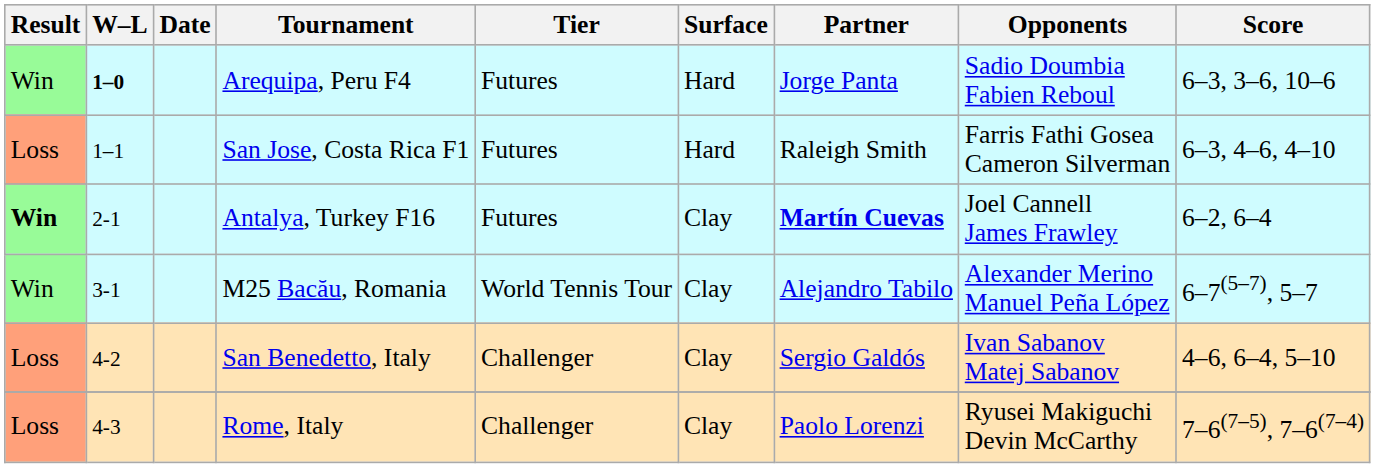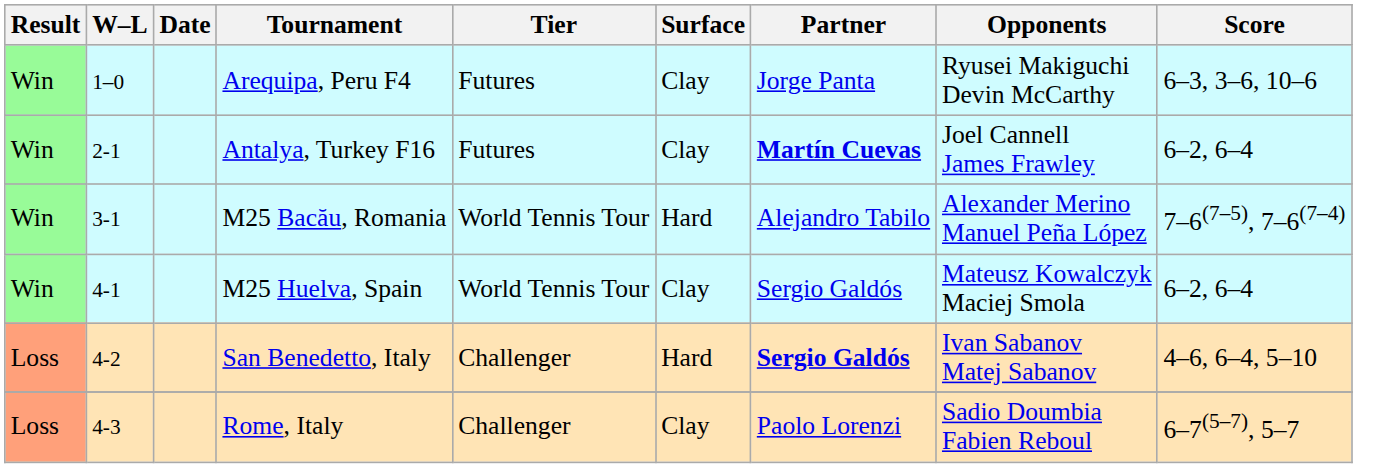(108, 79) bold -> (108, 81) normal
(710, 79) Hard -> (685, 79) Clay
(1045, 79) Sadio Doumbia Fabien Reboul -> (1036, 79) Ryusei Makiguchi Devin McCarthy
- row: (346, 149)
(34, 218) bold -> (32, 149) normal
(708, 288) Clay -> (687, 218) Hard
(1250, 287) 6–7(5–7), 5–7 -> (1254, 218) 7–6(7–5), 7–6(7–4)
+ row: (322, 288)
(708, 357) Clay -> (687, 357) Hard
(852, 357) normal -> (833, 357) bold
(1058, 426) Ryusei Makiguchi Devin McCarthy -> (1022, 426) Sadio Doumbia Fabien Reboul
(1273, 426) 7–6(7–5), 7–6(7–4) -> (1231, 426) 6–7(5–7), 5–7
